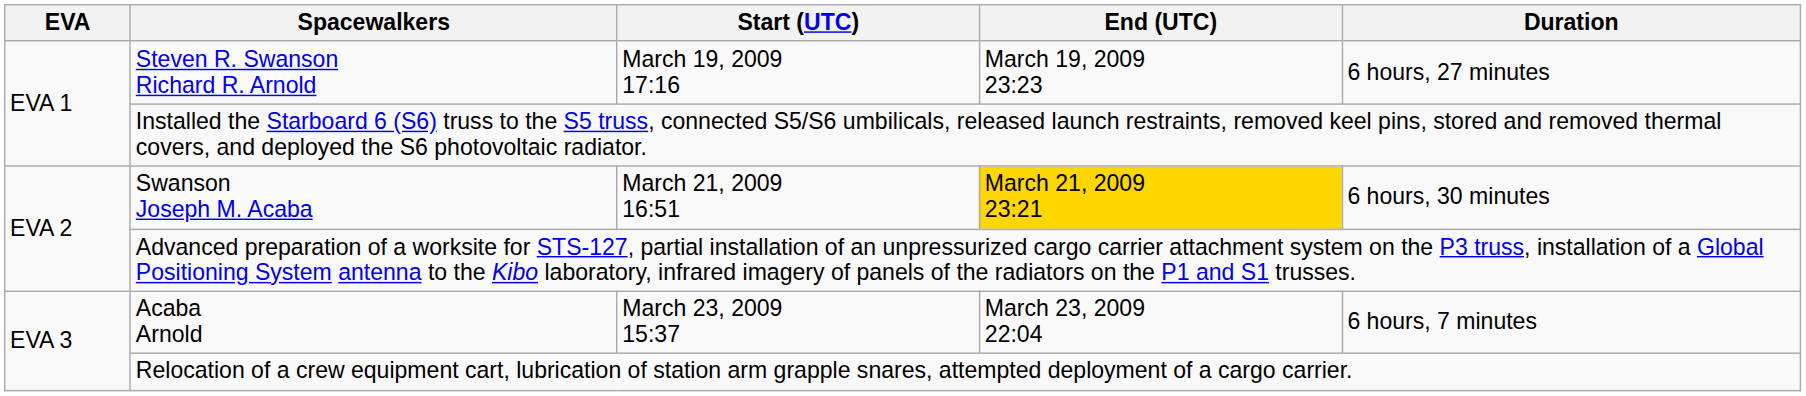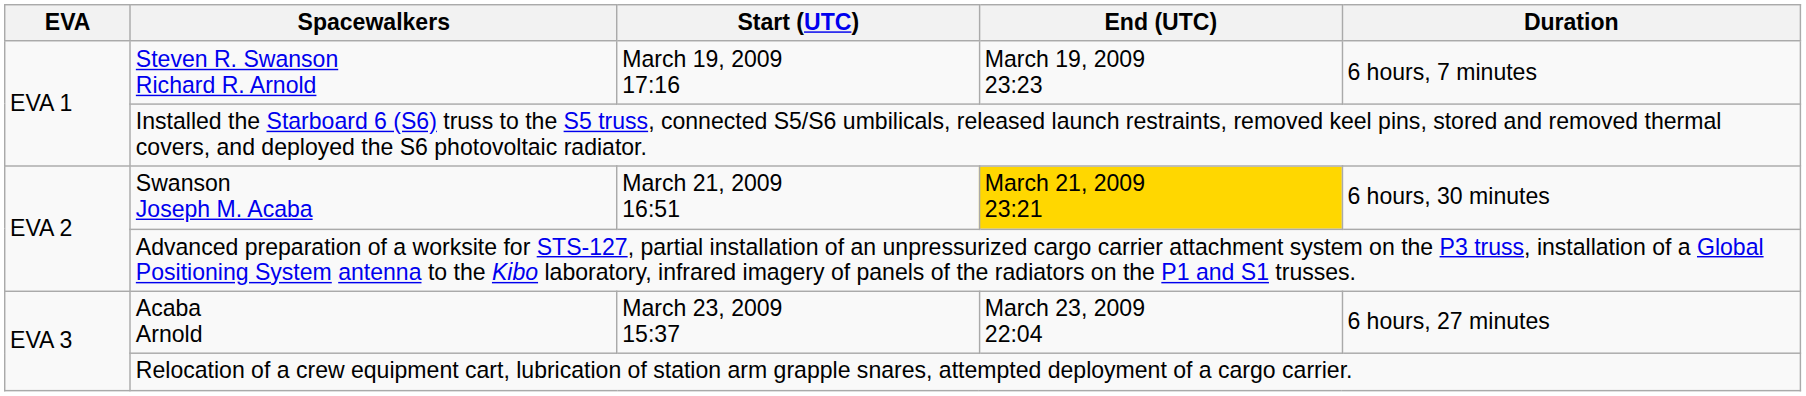(1449, 72) 6 hours, 27 minutes -> (1442, 72) 6 hours, 7 minutes
(1442, 322) 6 hours, 7 minutes -> (1449, 322) 6 hours, 27 minutes
